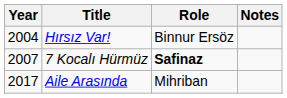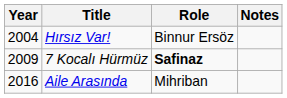(23, 59) 2007 -> (23, 59) 2009
(23, 81) 2017 -> (23, 81) 2016
